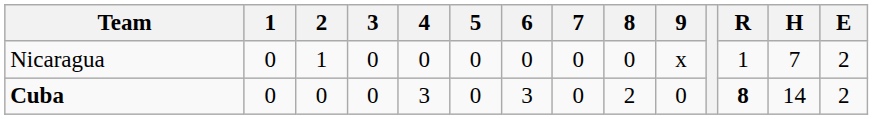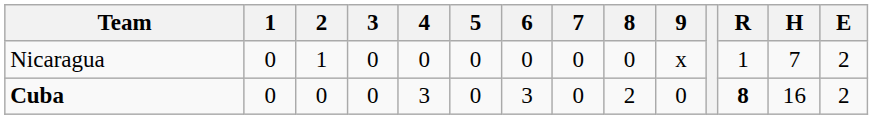(794, 95) 14 -> (794, 95) 16
